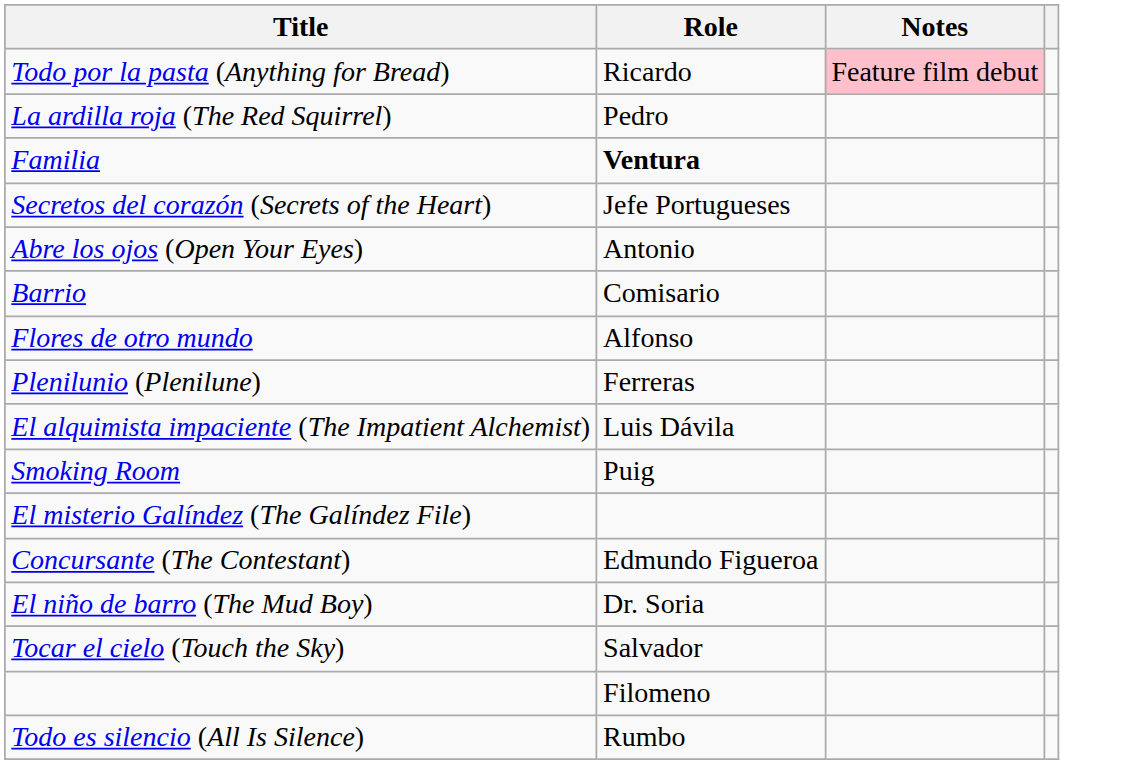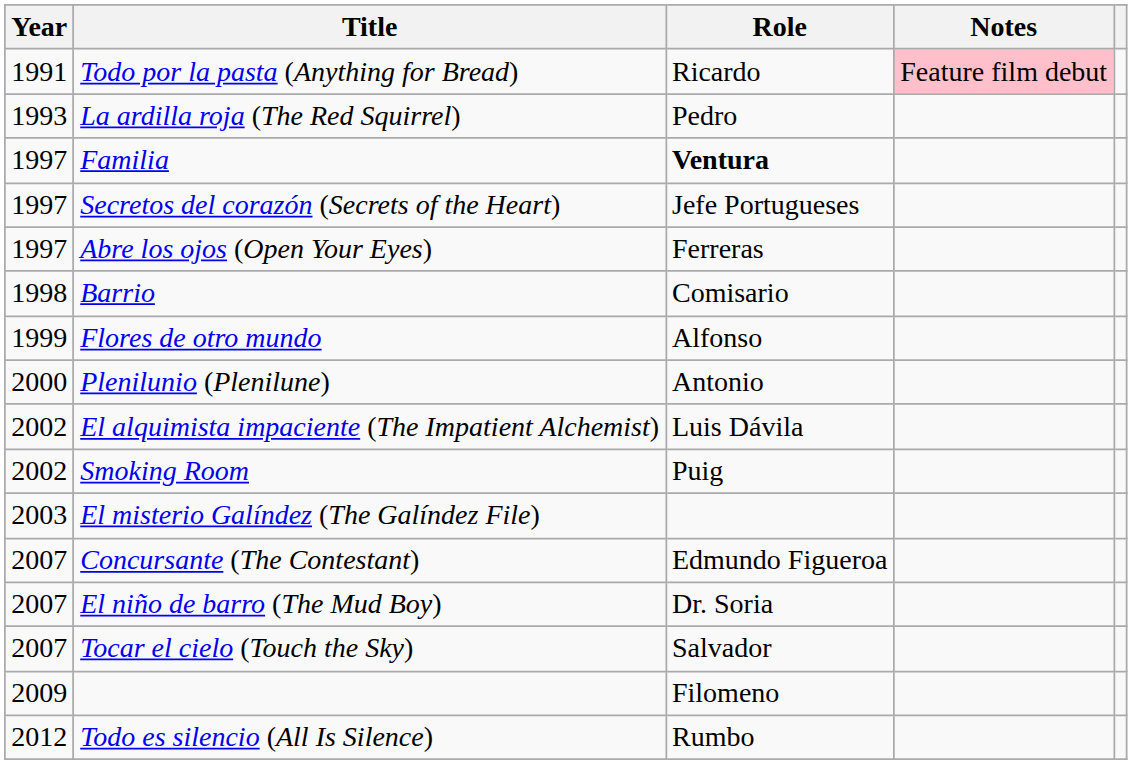+ column: (39, 26)
(649, 248) Antonio -> (718, 248) Ferreras
(649, 381) Ferreras -> (718, 381) Antonio
